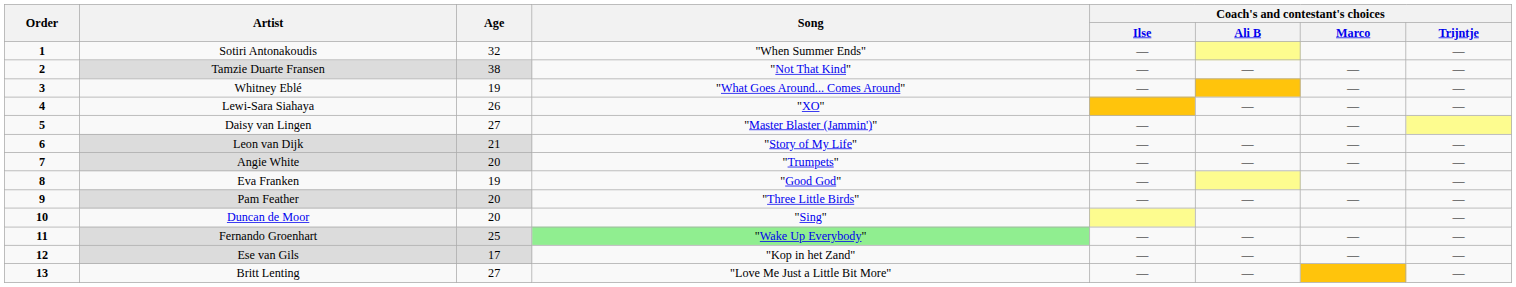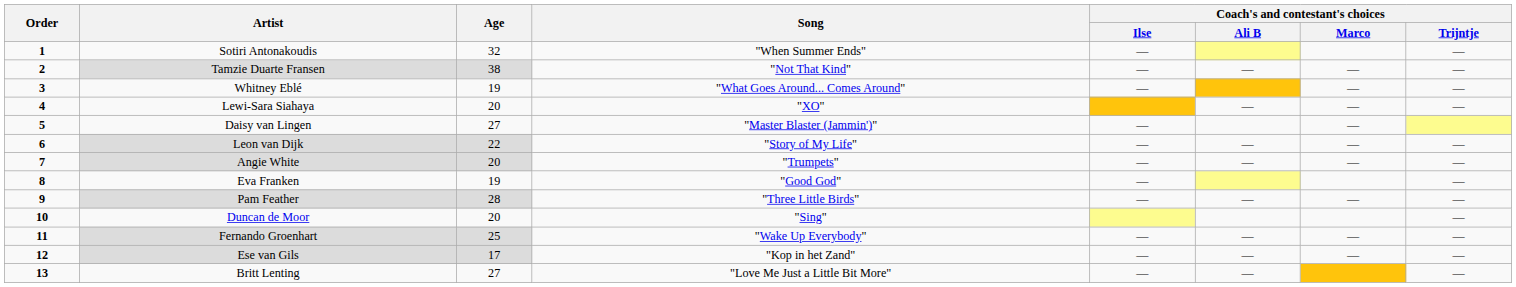(494, 106) 26 -> (494, 106) 20
(494, 143) 21 -> (494, 143) 22
(494, 199) 20 -> (494, 199) 28
(811, 236) lightgreen background -> (811, 236) no background
